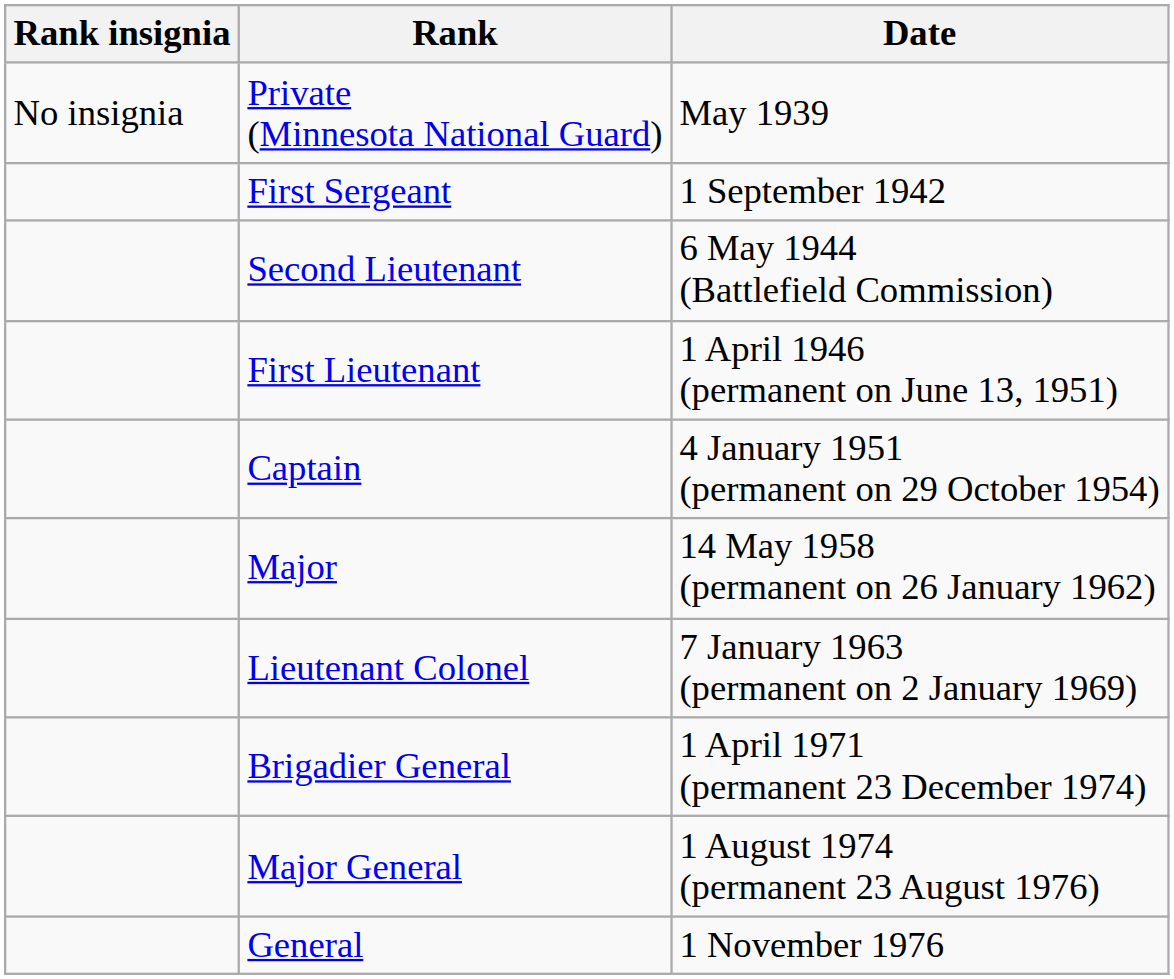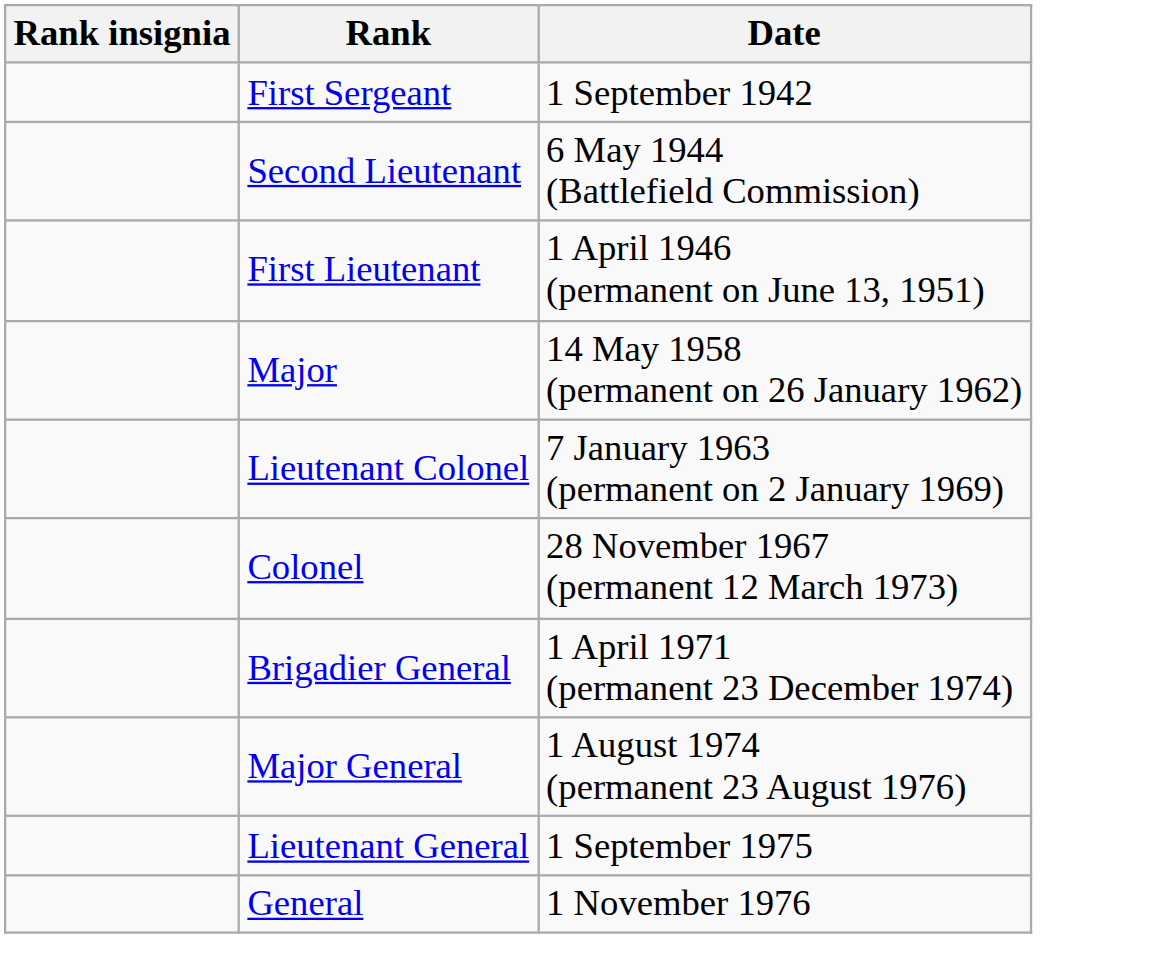- row: (455, 112)
- row: (304, 468)
+ row: (305, 567)
+ row: (388, 845)
